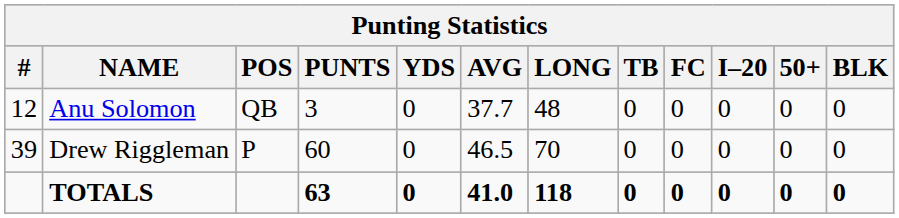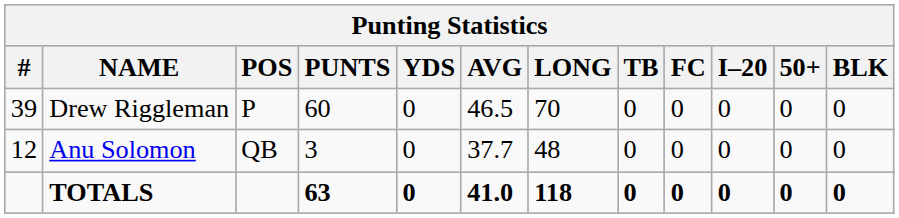rows swapped: (139, 150) <-> (122, 108)
